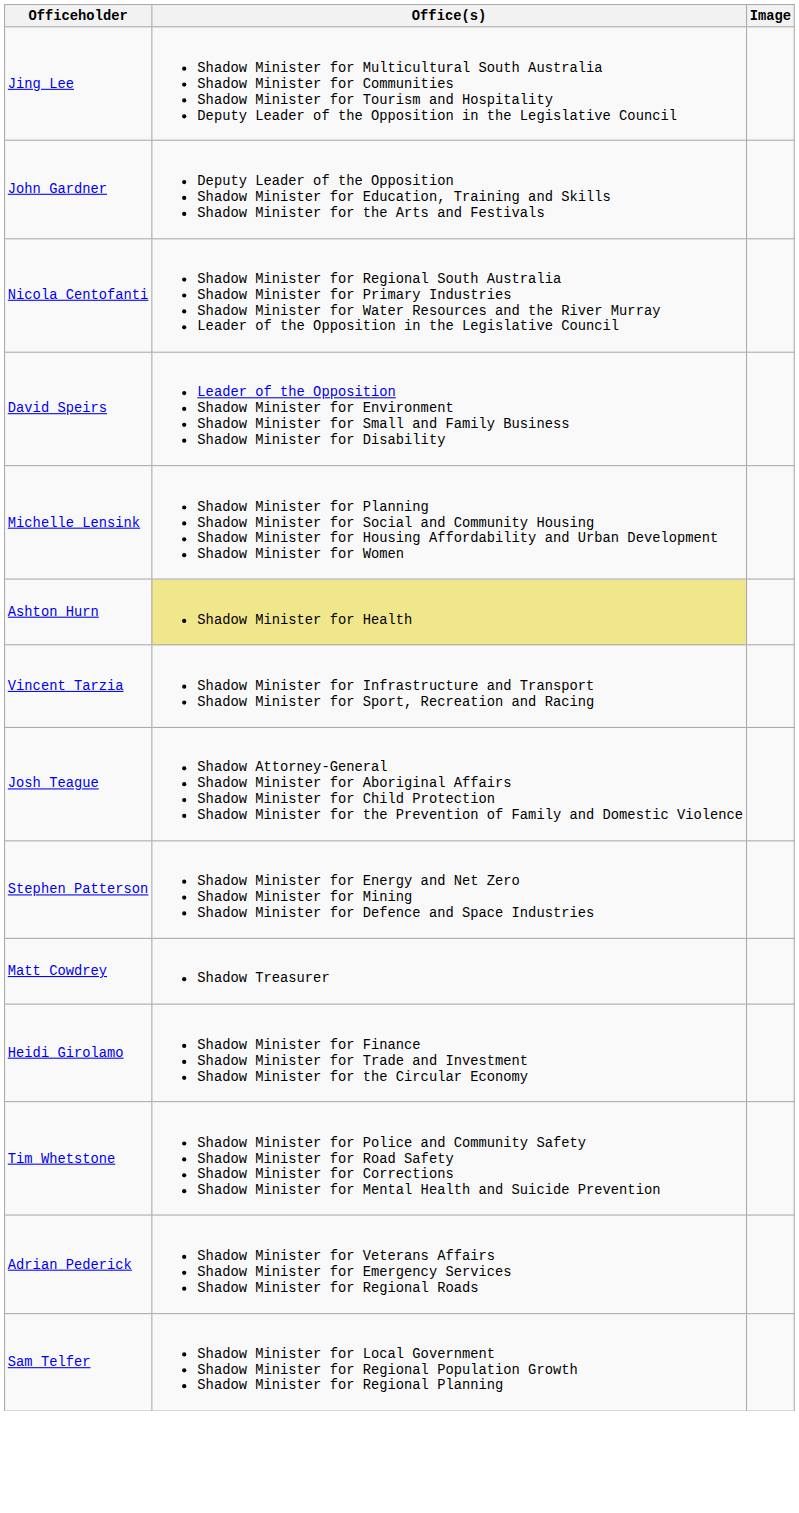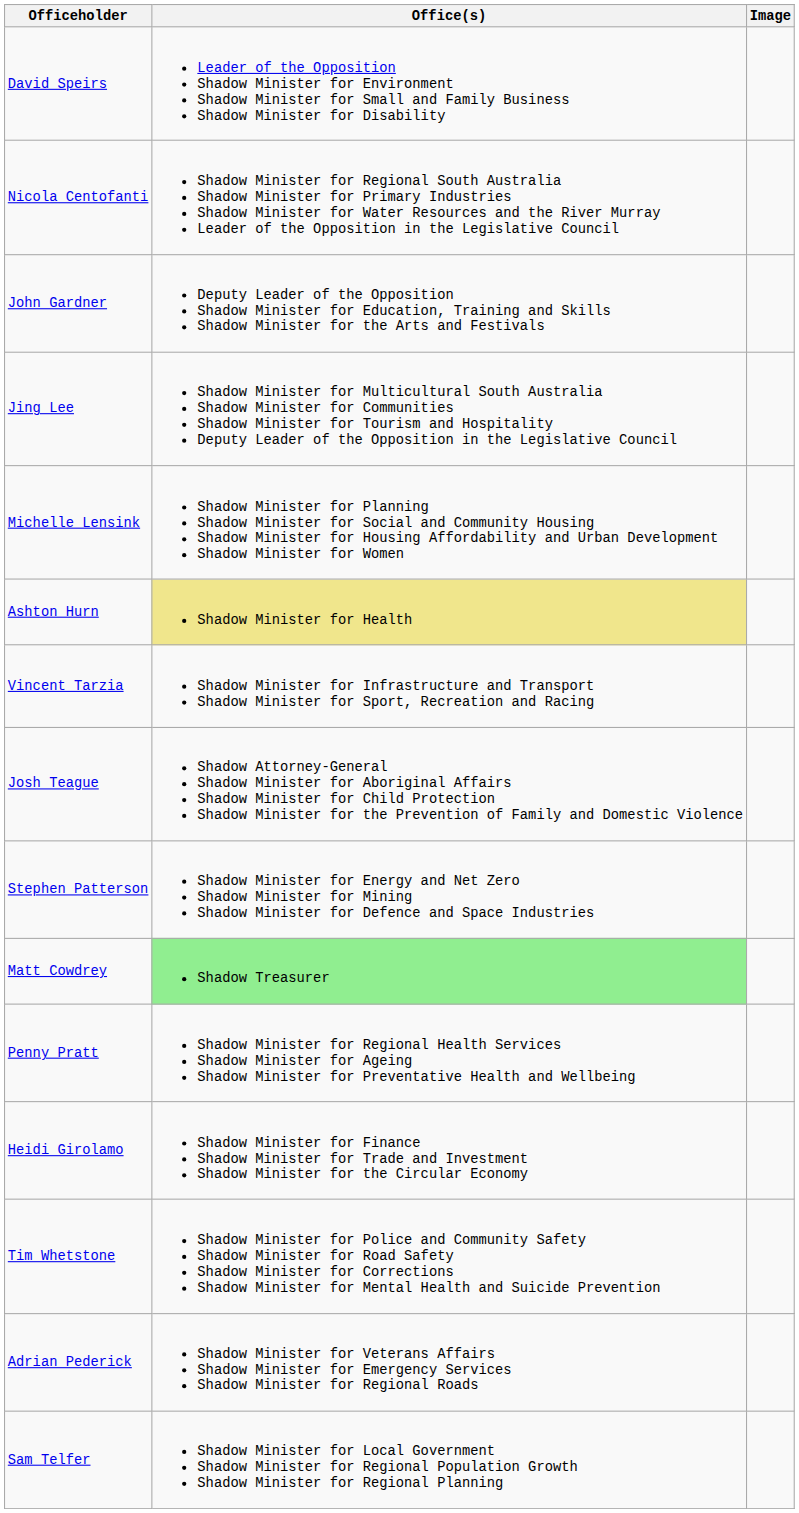rows swapped: (57, 409) <-> (41, 84)
rows swapped: (57, 189) <-> (78, 295)
(449, 979) no background -> (449, 979) lightgreen background
+ row: (53, 1053)
